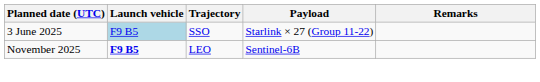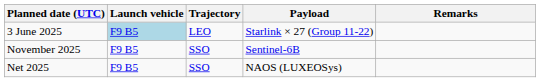(199, 31) SSO -> (200, 31) LEO
(124, 49) bold -> (124, 49) normal
(200, 49) LEO -> (199, 49) SSO
+ row: (28, 67)
